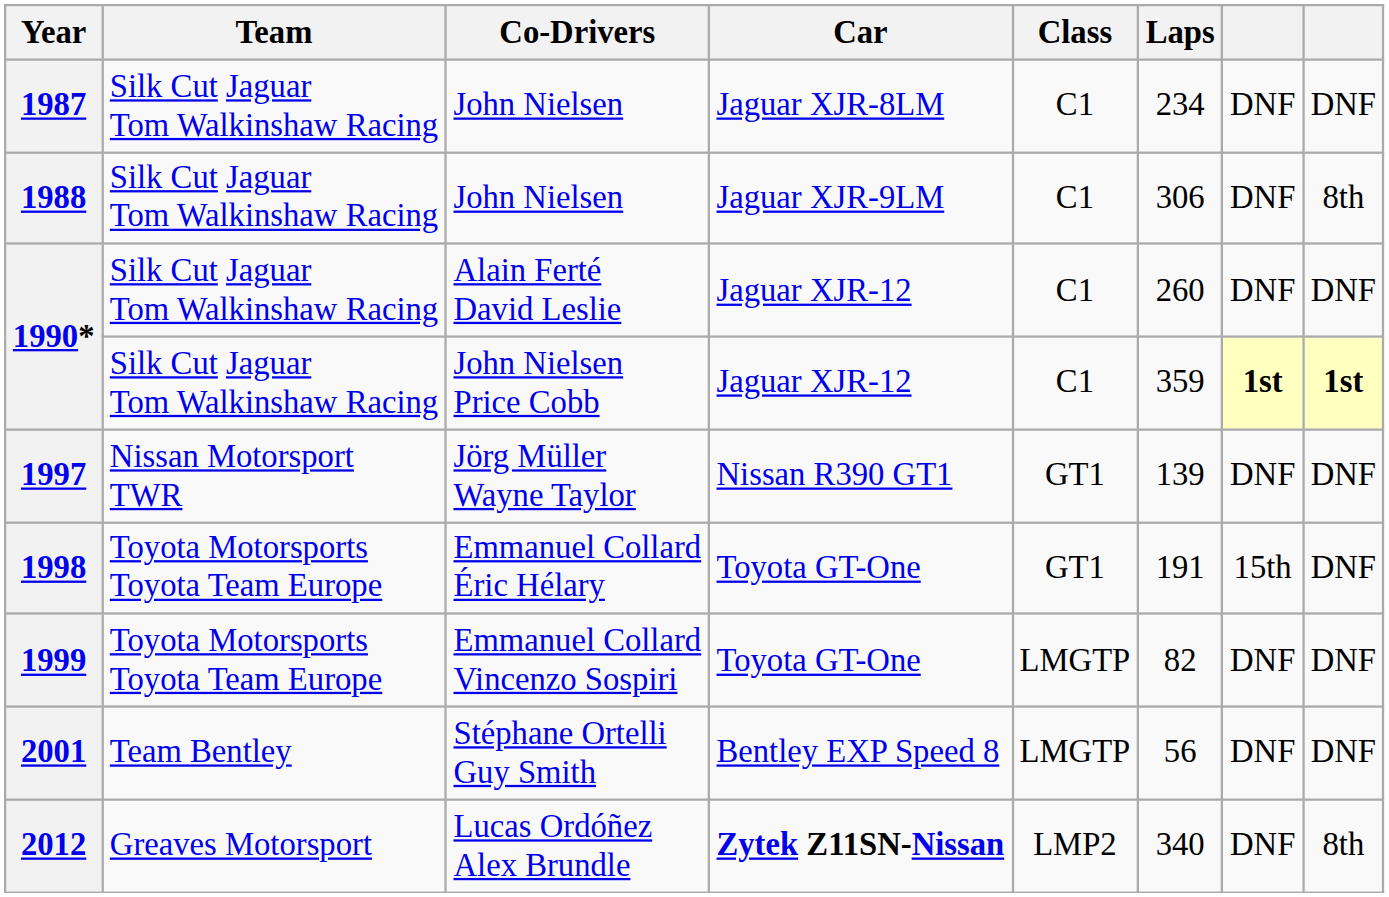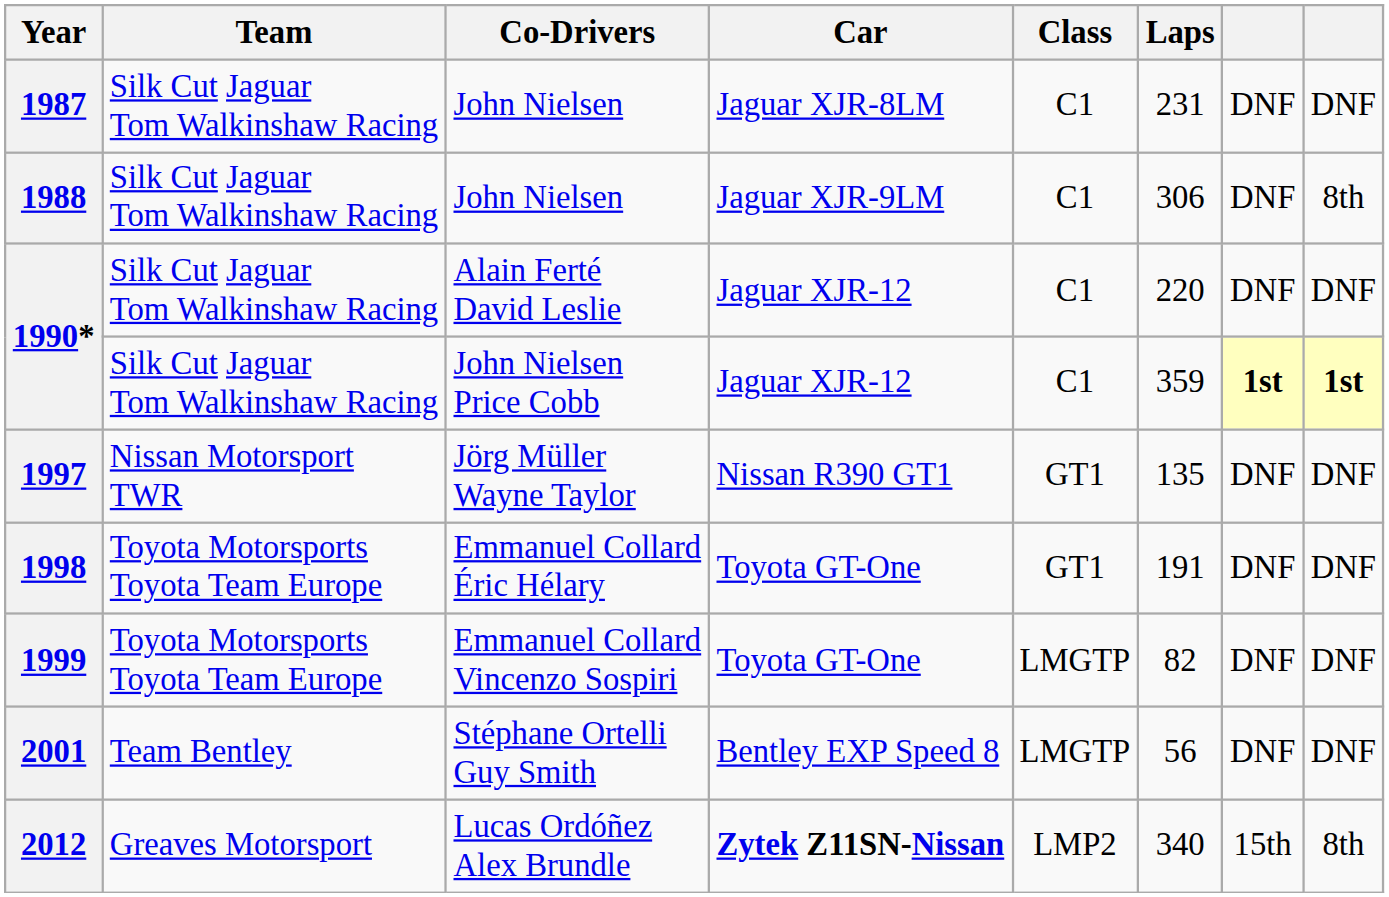(1180, 105) 234 -> (1180, 105) 231
(1180, 290) 260 -> (1180, 290) 220
(1180, 475) 139 -> (1180, 475) 135
(1263, 567) 15th -> (1263, 567) DNF
(1263, 845) DNF -> (1263, 845) 15th
